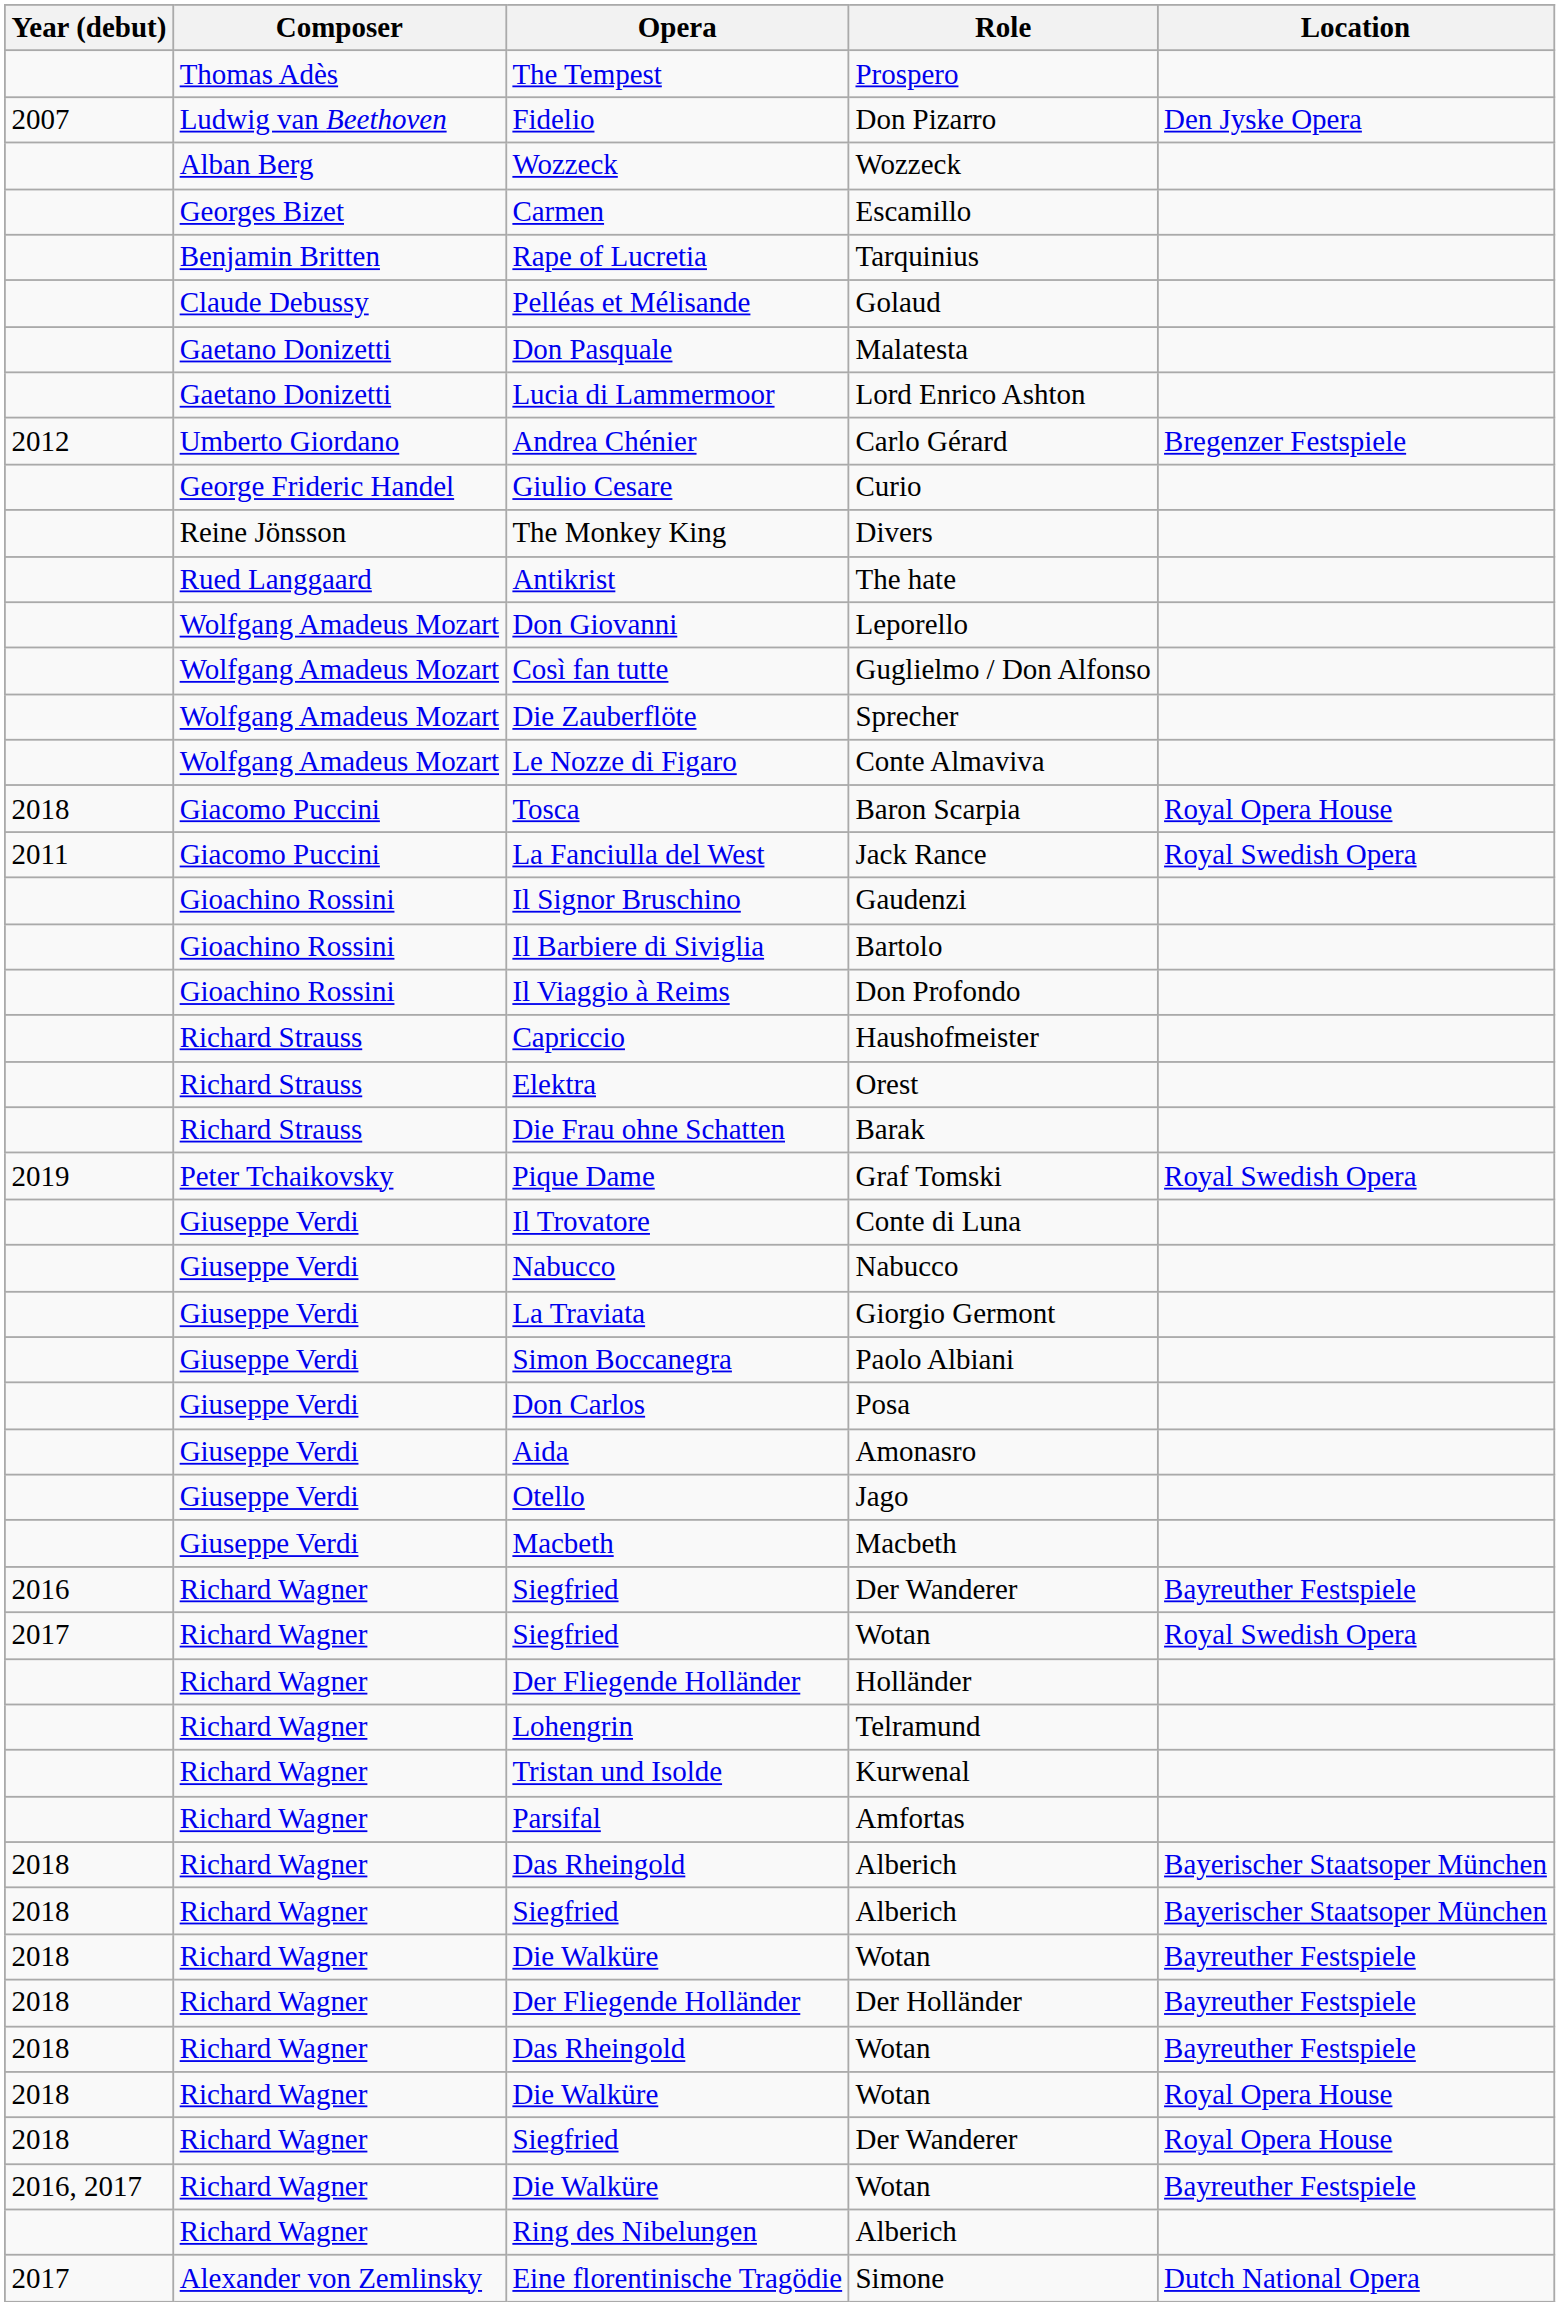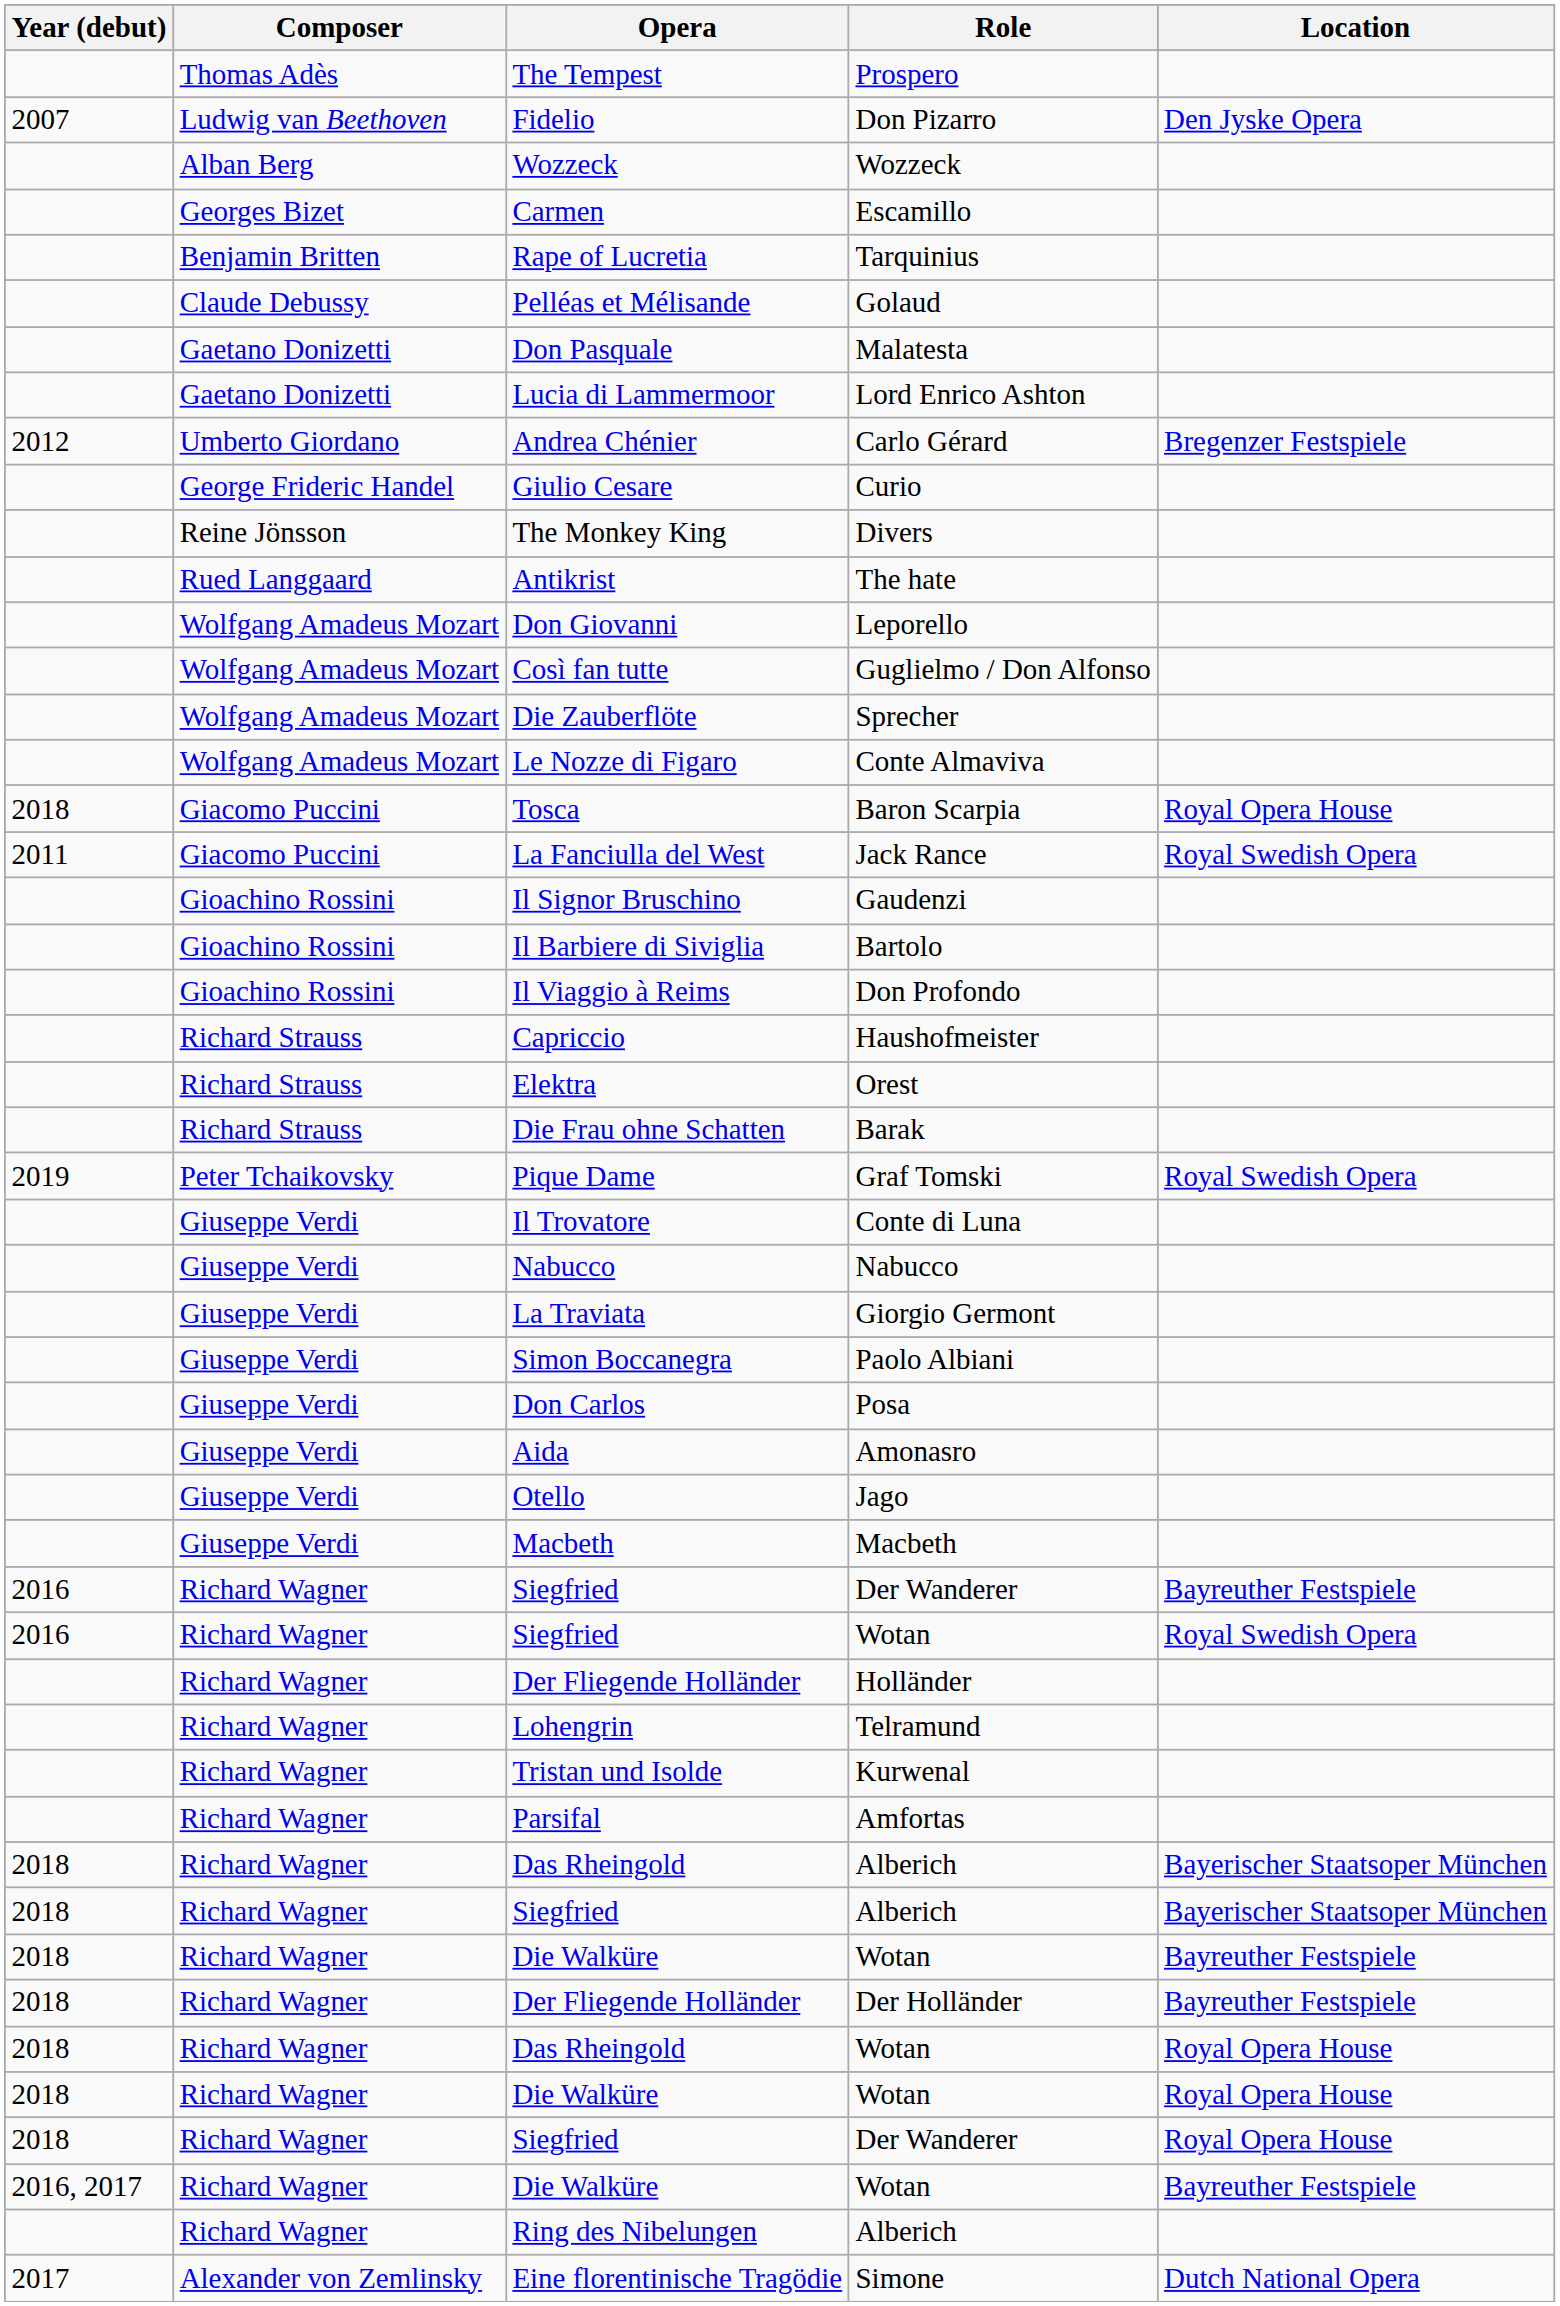(41, 1634) 2017 -> (41, 1634) 2016
(1290, 2048) Bayreuther Festspiele -> (1278, 2048) Royal Opera House
